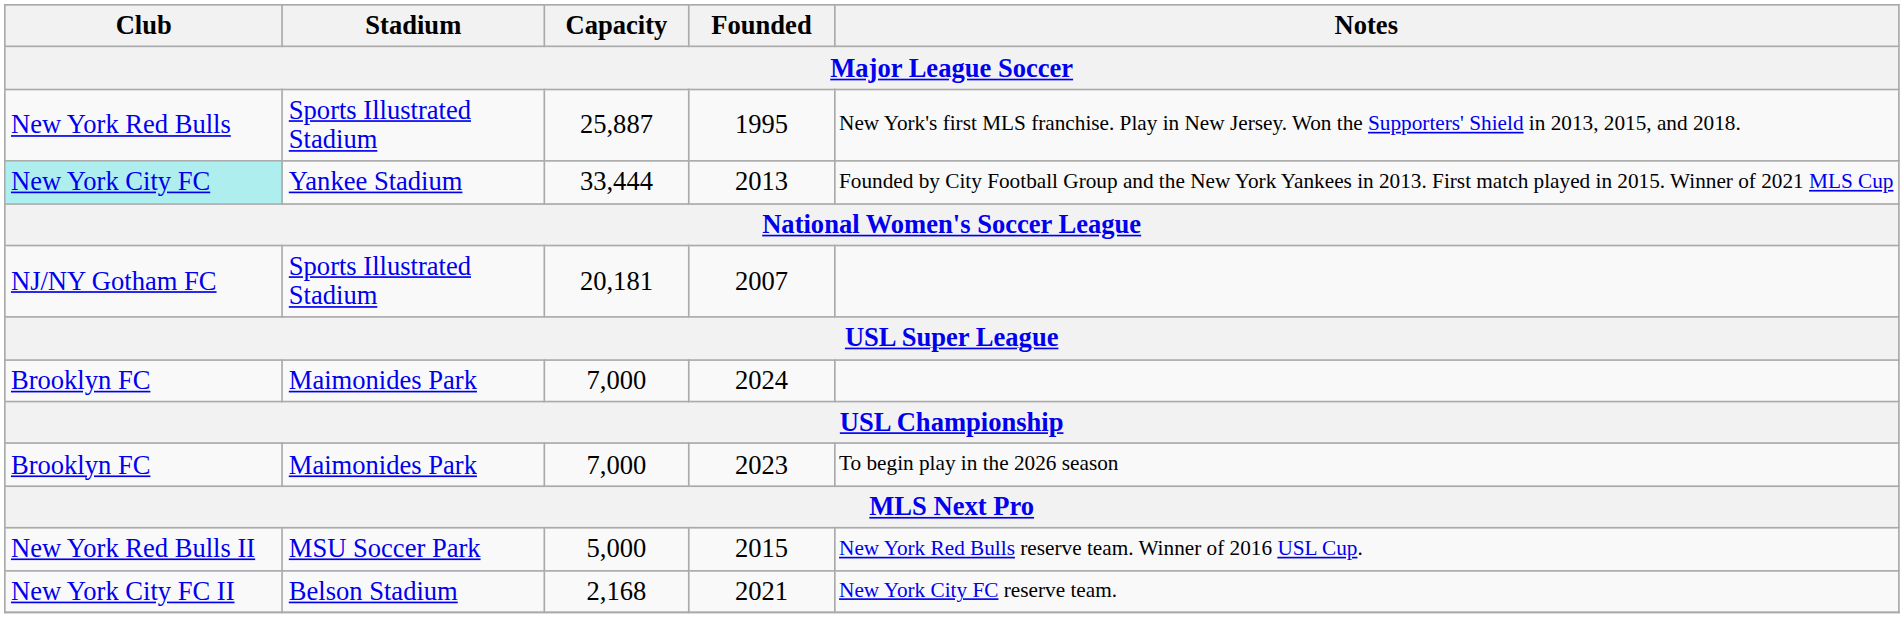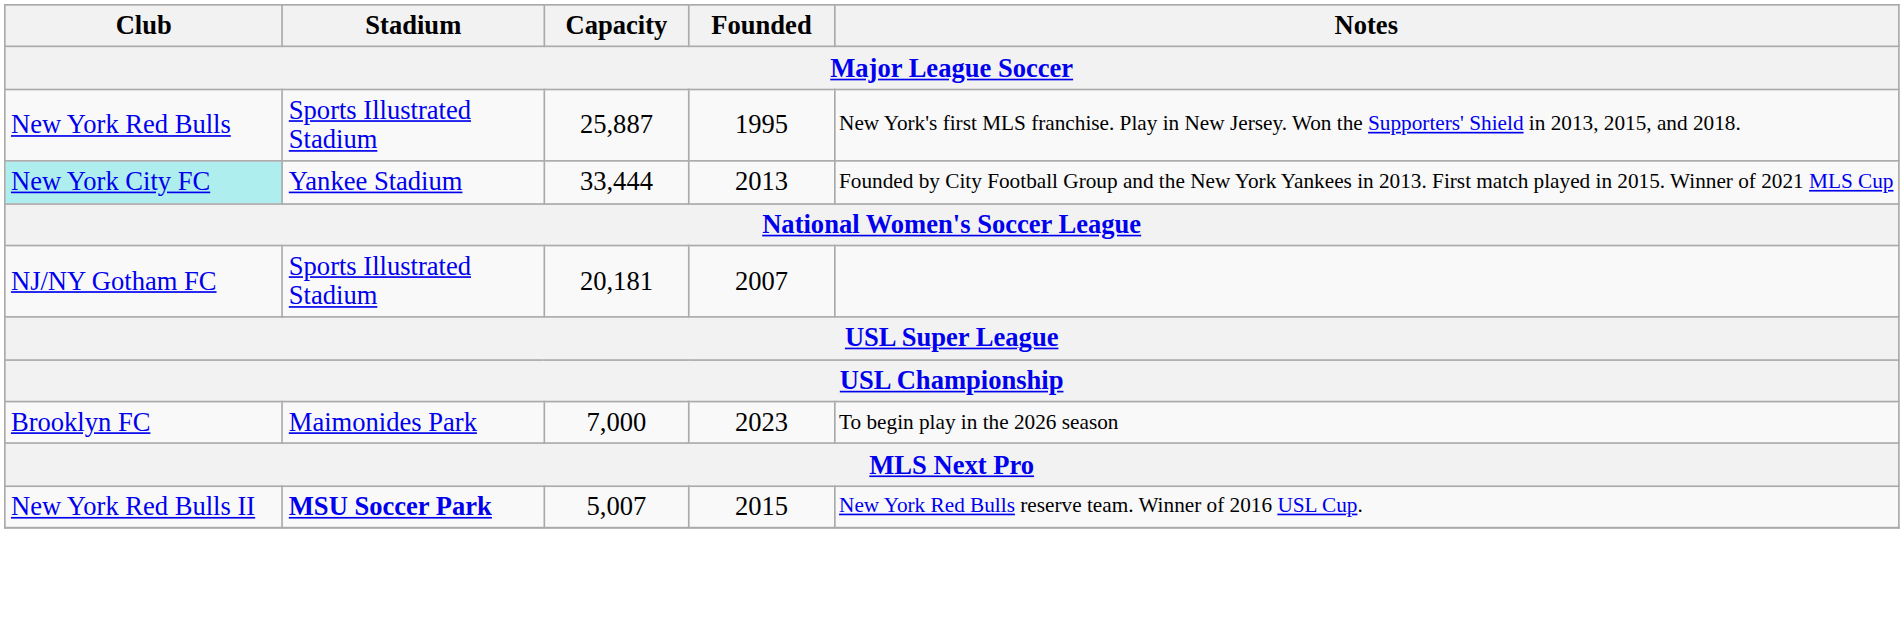- row: (761, 380)
(385, 548) normal -> (390, 506) bold
(616, 548) 5,000 -> (616, 506) 5,007
- row: (761, 590)
